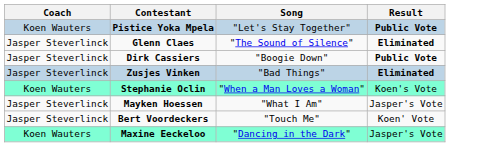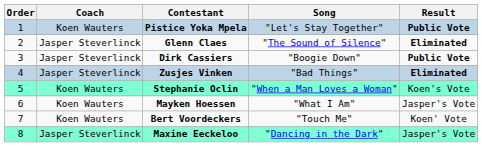+ column: (21, 12)
(57, 104) Jasper Steverlinck -> (90, 104) Koen Wauters
(57, 119) Jasper Steverlinck -> (90, 119) Koen Wauters
(57, 134) Koen Wauters -> (90, 134) Jasper Steverlinck
